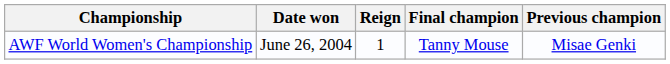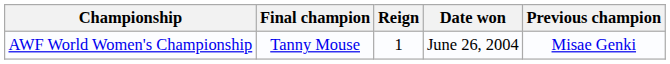columns swapped: (464, 17) <-> (306, 17)
